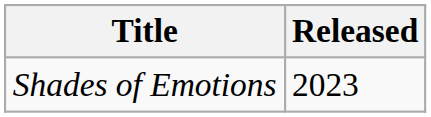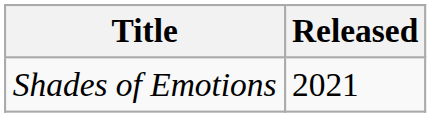(325, 84) 2023 -> (325, 84) 2021
